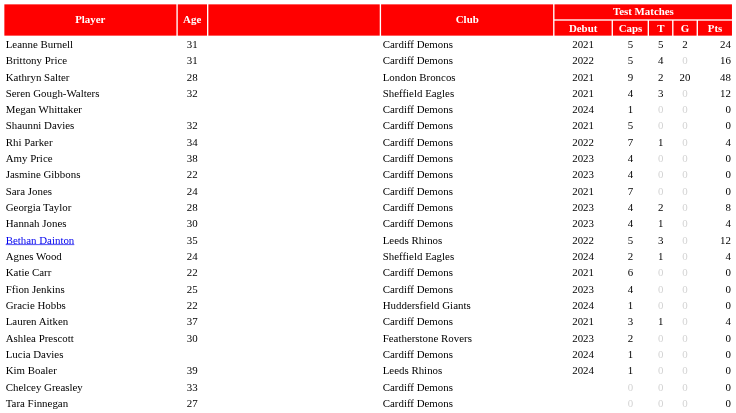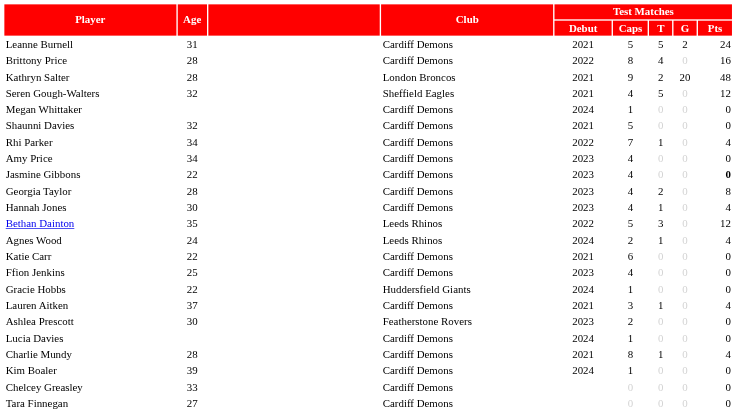(192, 60) 31 -> (192, 60) 28
(631, 60) 5 -> (631, 60) 8
(661, 93) 3 -> (661, 93) 5
(192, 158) 38 -> (192, 158) 34
(728, 175) normal -> (728, 175) bold
- row: (29, 191)
(418, 256) Sheffield Eagles -> (412, 240) Leeds Rhinos
+ row: (39, 354)
(412, 371) Leeds Rhinos -> (418, 371) Cardiff Demons
